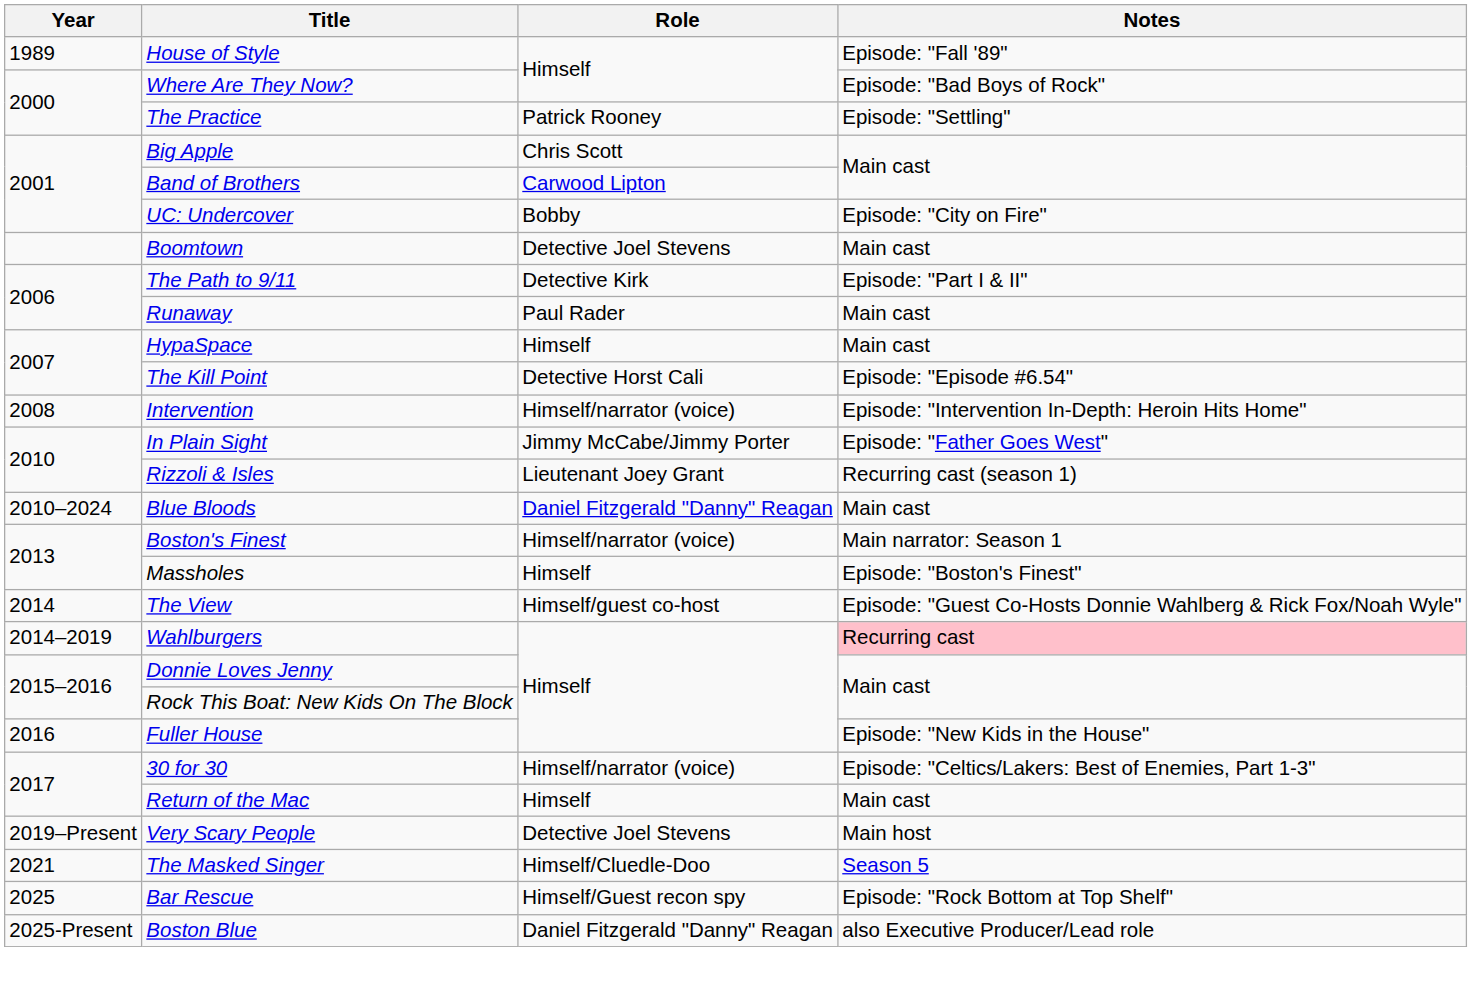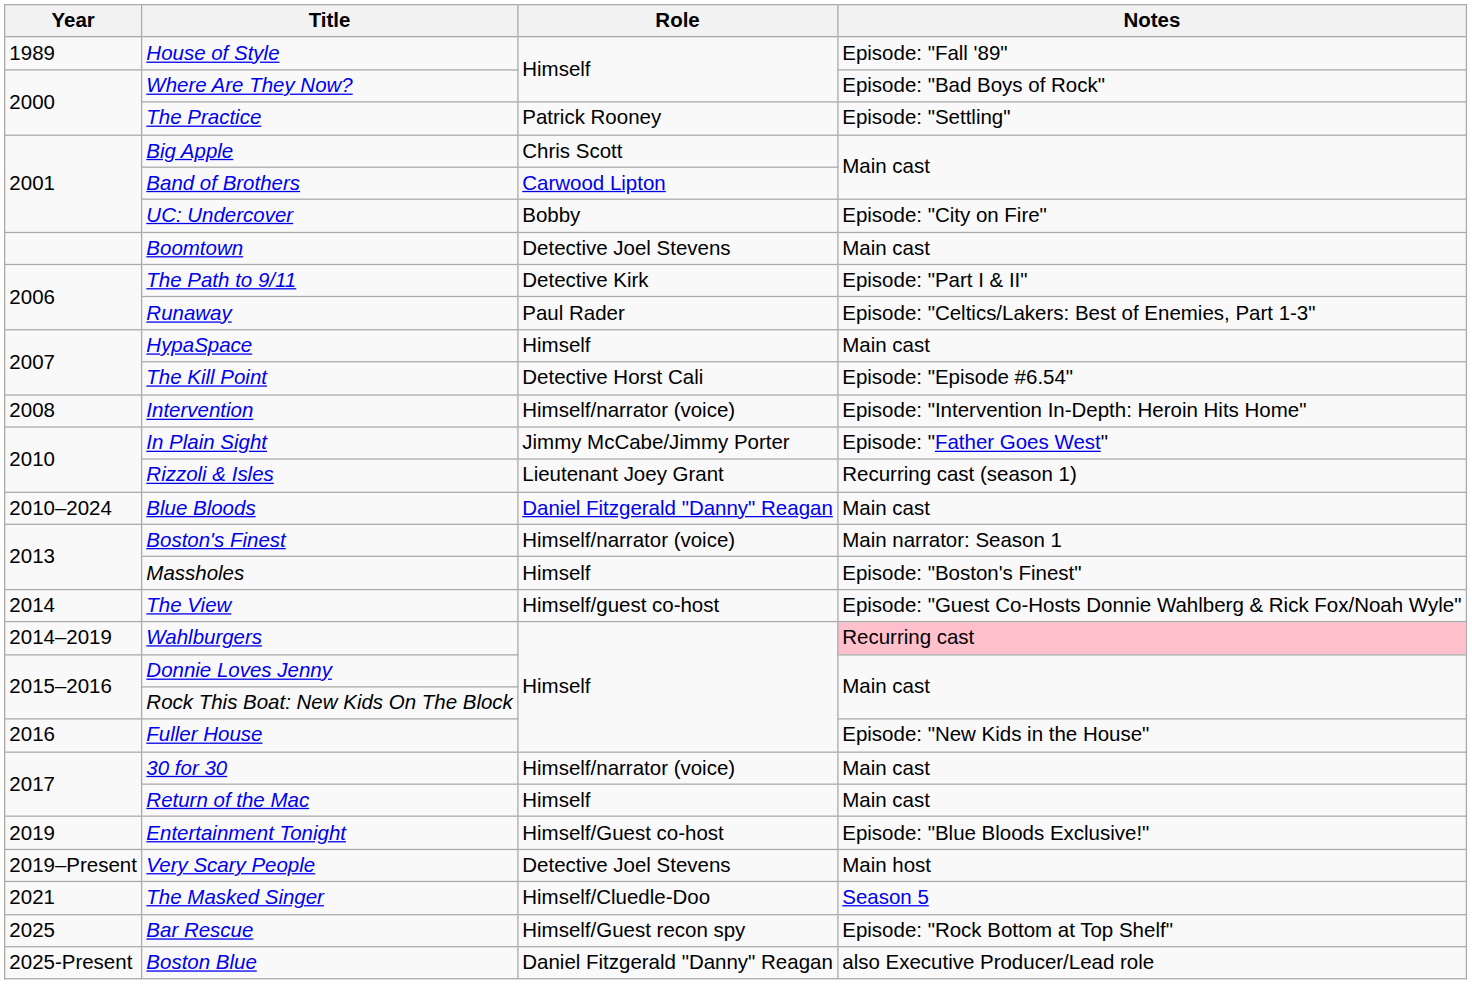(886, 313) Main cast -> (1079, 313) Episode: "Celtics/Lakers: Best of Enemies, Part 1-3"
(1079, 767) Episode: "Celtics/Lakers: Best of Enemies, Part 1-3" -> (886, 767) Main cast
+ row: (246, 832)
